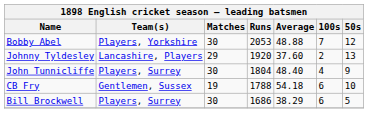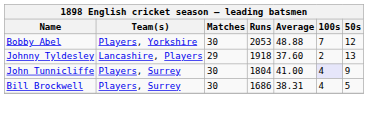(261, 56) 1920 -> (261, 56) 1918
(290, 71) 48.40 -> (290, 71) 41.00
(321, 71) no background -> (321, 71) lavender background
- row: (23, 86)
(290, 101) 38.29 -> (290, 86) 38.31
(321, 101) 6 -> (321, 86) 4
